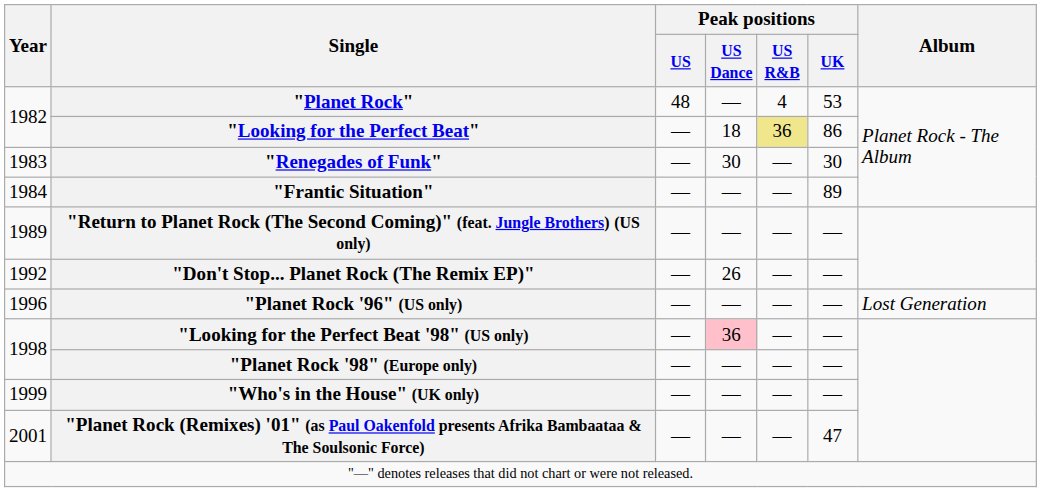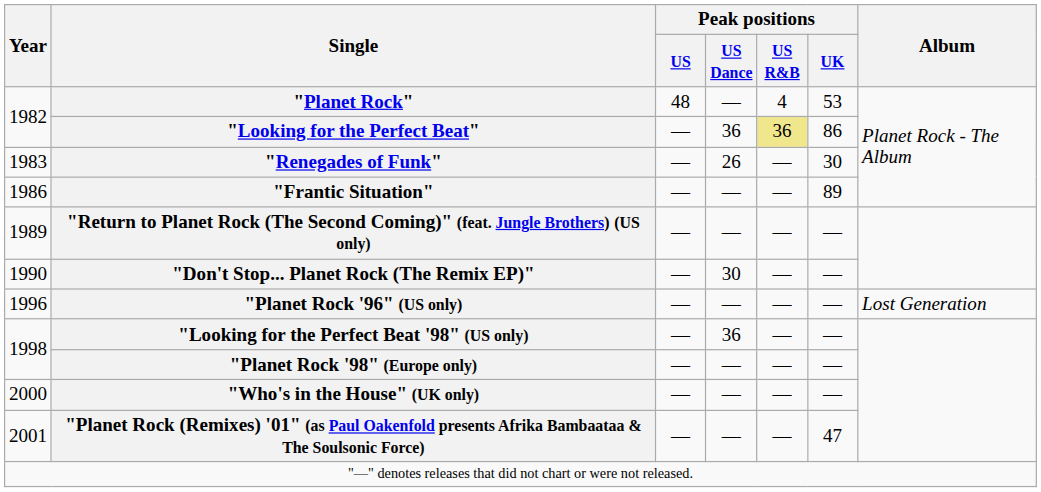(731, 131) 18 -> (731, 131) 36
(731, 161) 30 -> (731, 161) 26
(28, 191) 1984 -> (28, 191) 1986
(28, 273) 1992 -> (28, 273) 1990
(731, 273) 26 -> (731, 273) 30
(731, 334) pink background -> (731, 334) no background
(28, 394) 1999 -> (28, 394) 2000
